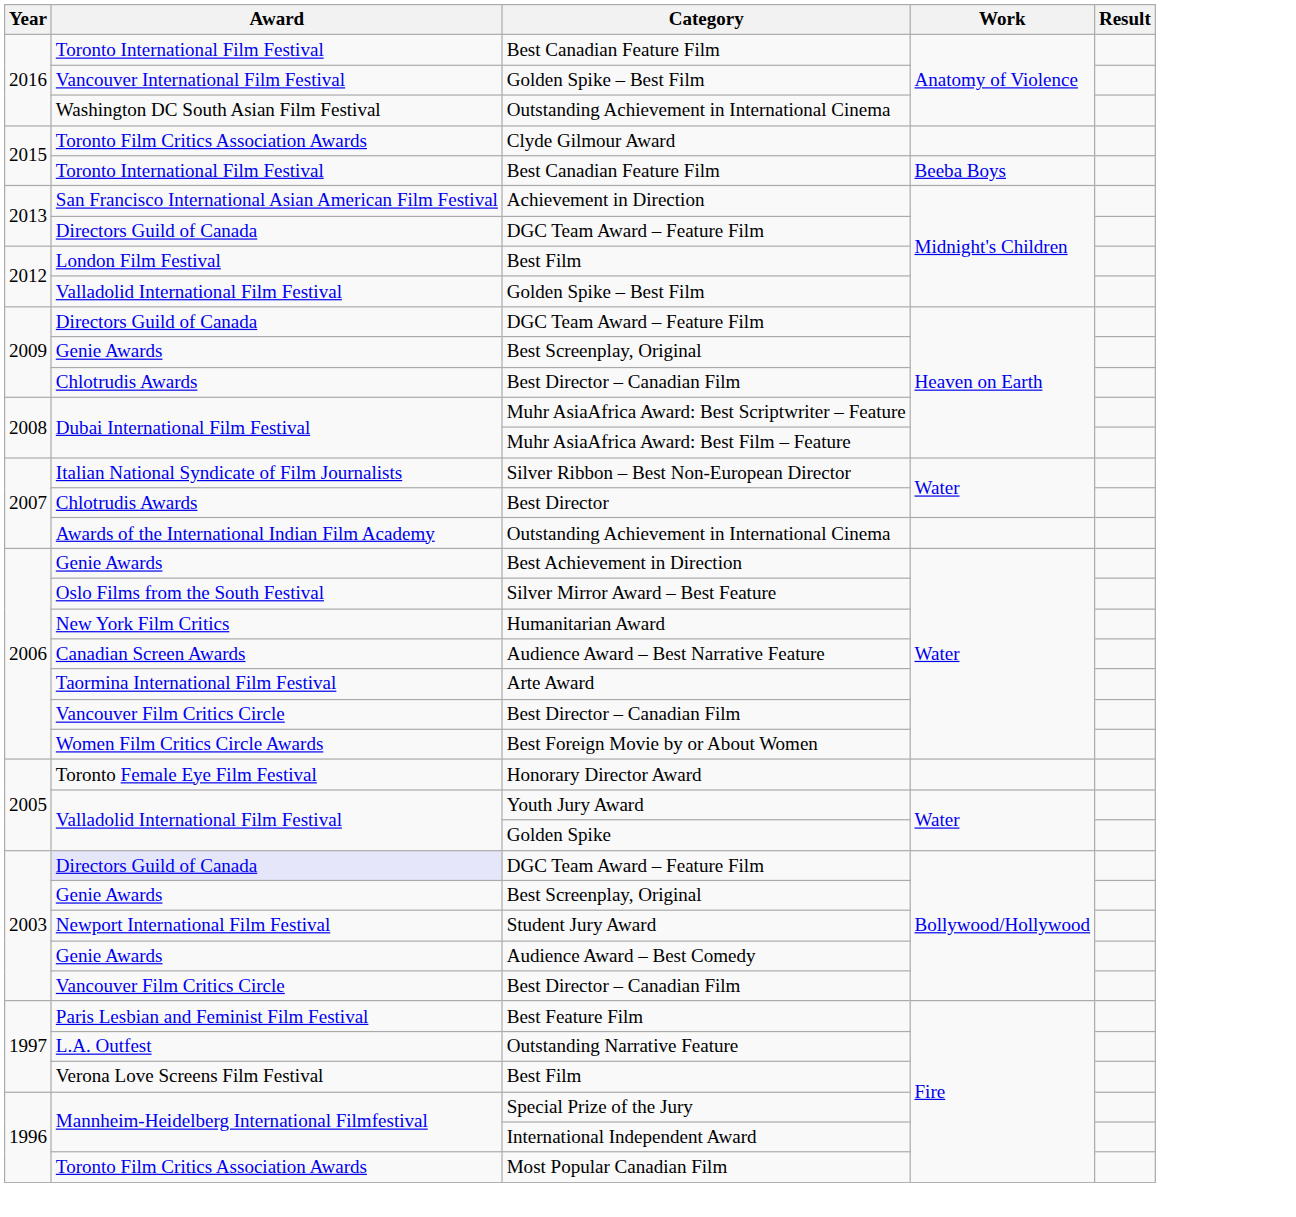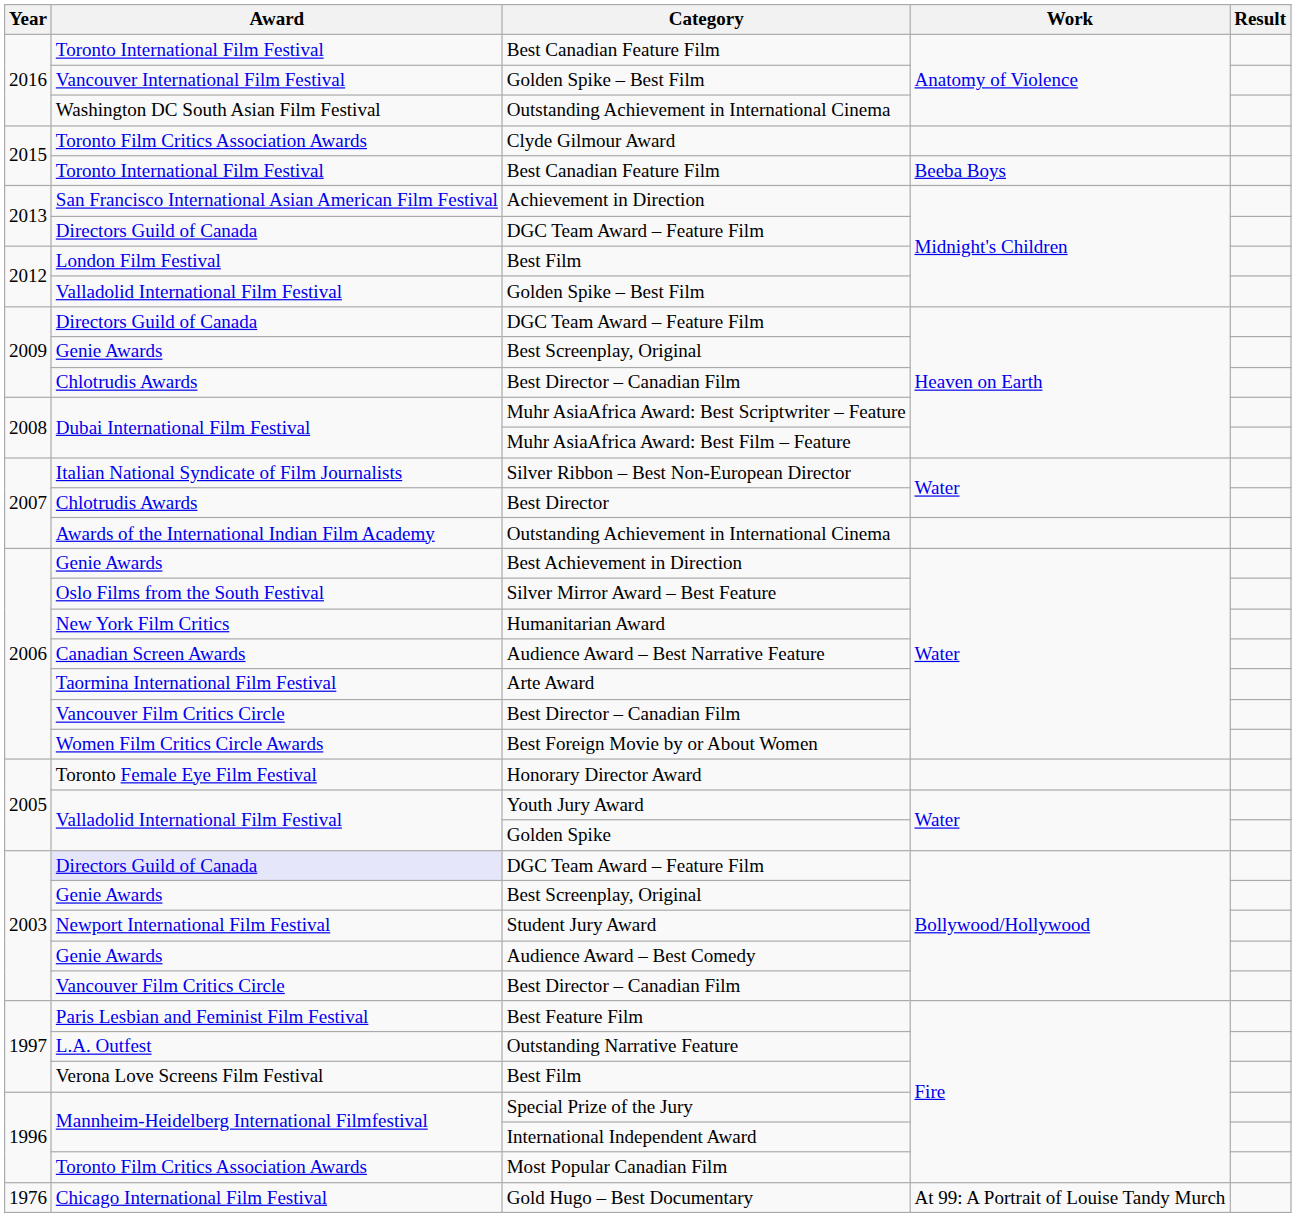+ row: (28, 1197)
